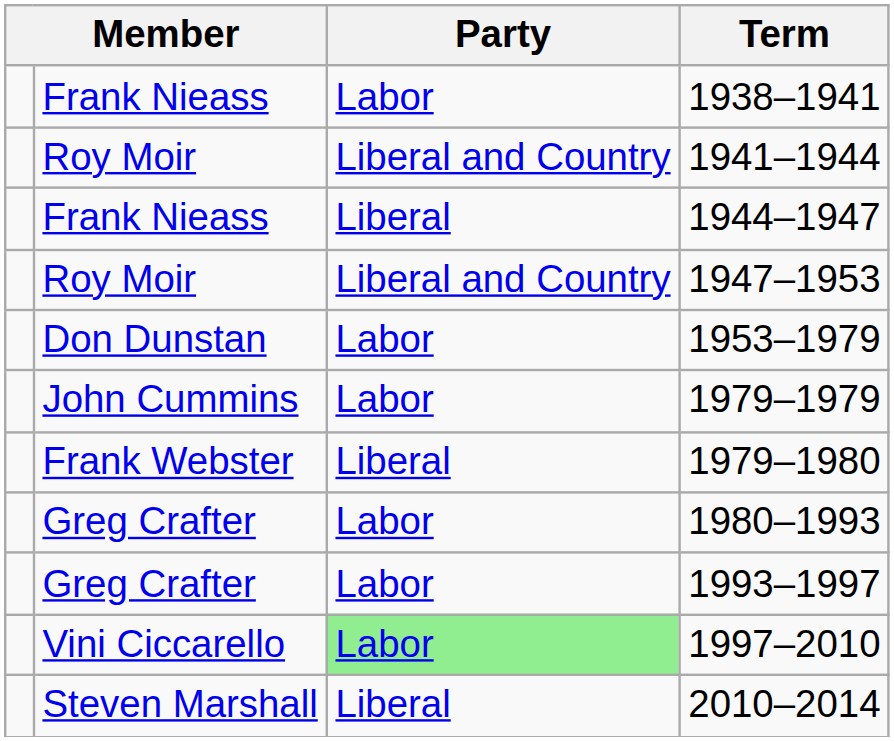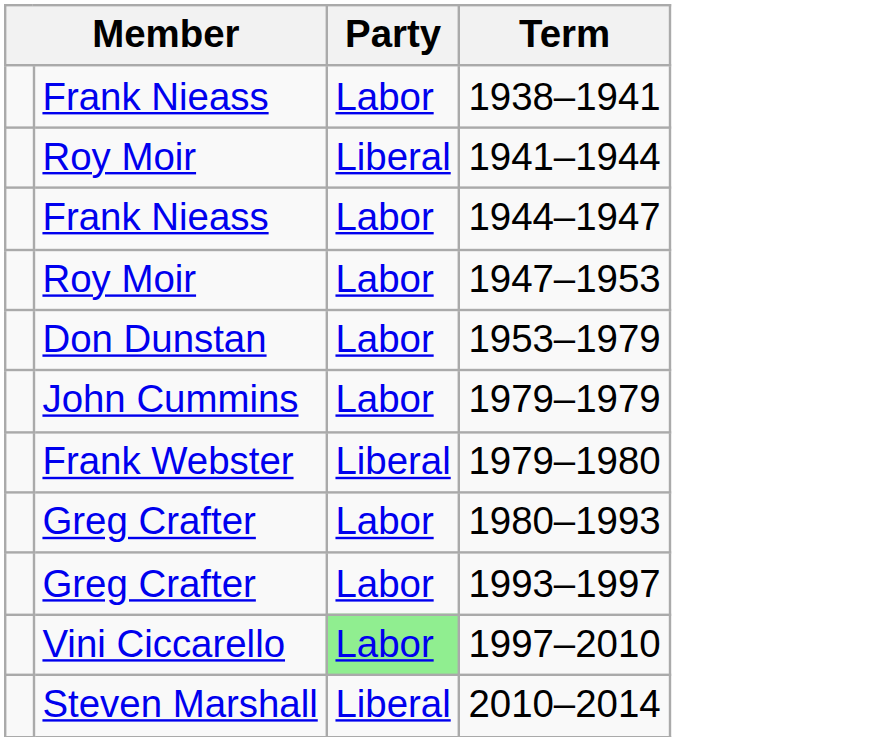(503, 156) Liberal and Country -> (393, 156) Liberal
(393, 217) Liberal -> (385, 217) Labor
(503, 278) Liberal and Country -> (385, 278) Labor
